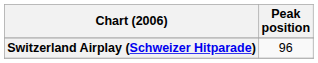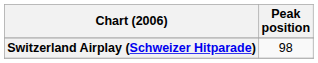(286, 48) 96 -> (286, 48) 98
